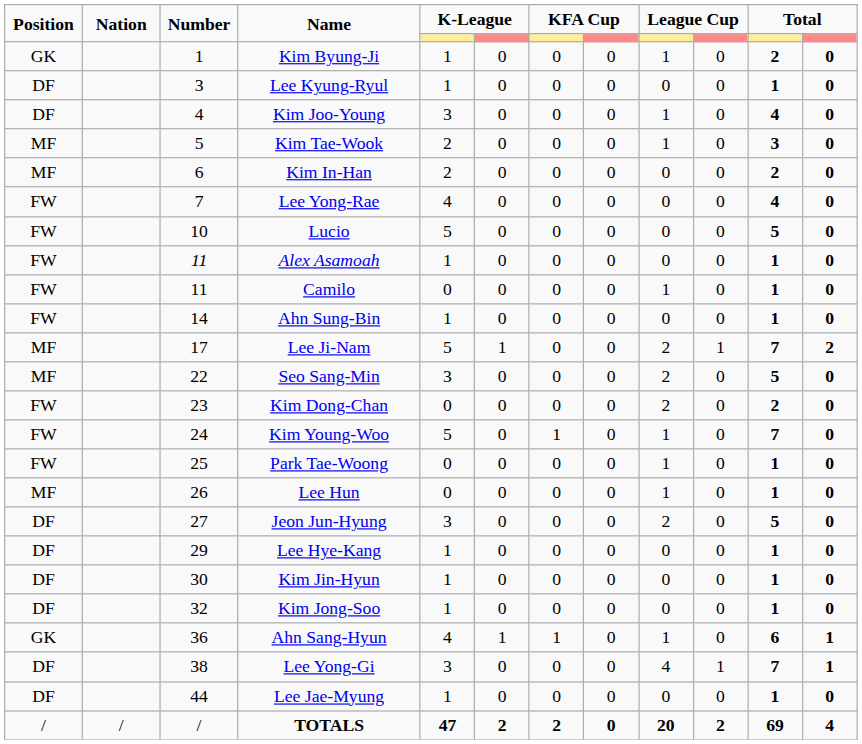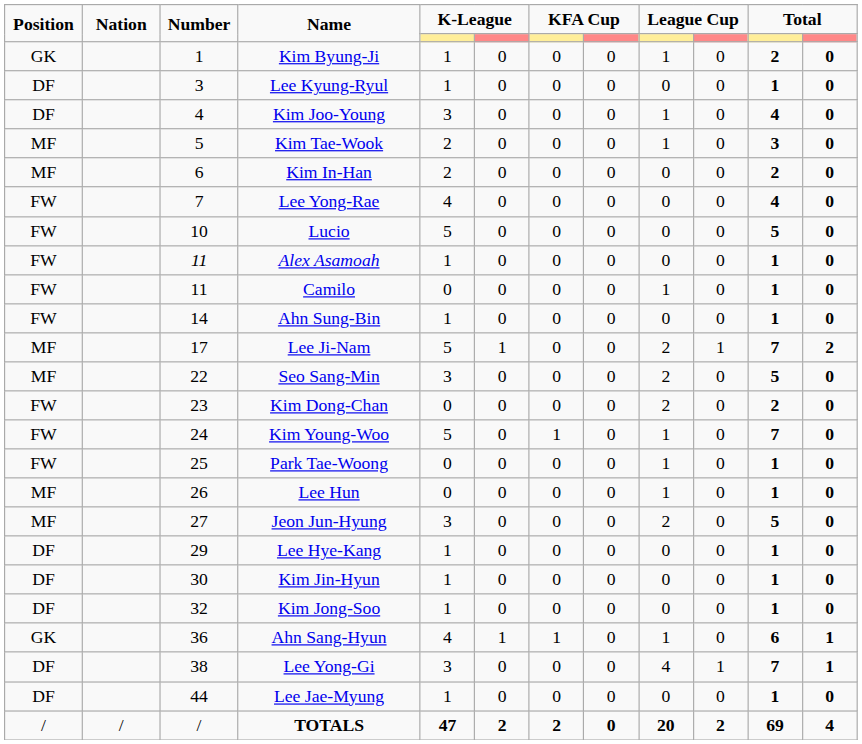(43, 521) DF -> (43, 521) MF
